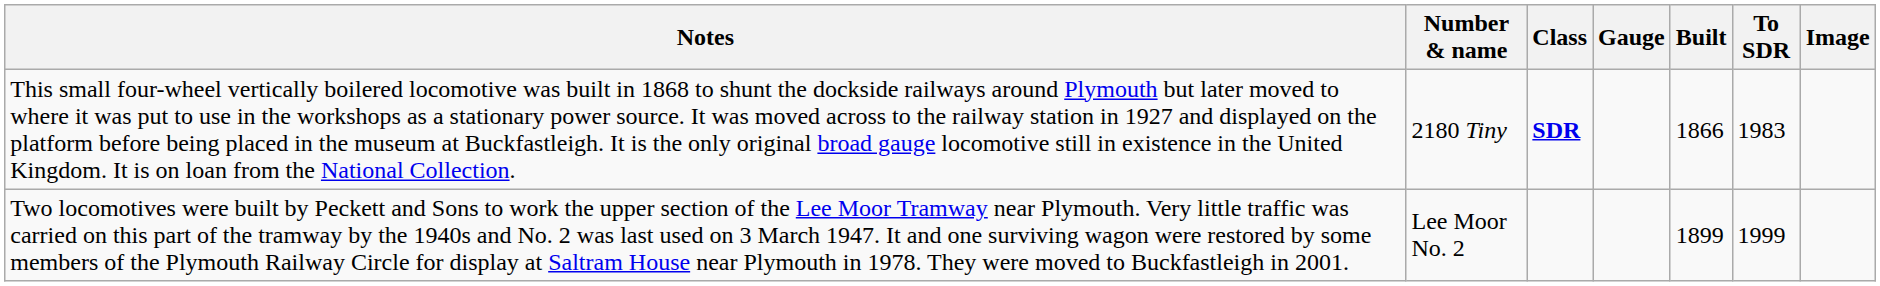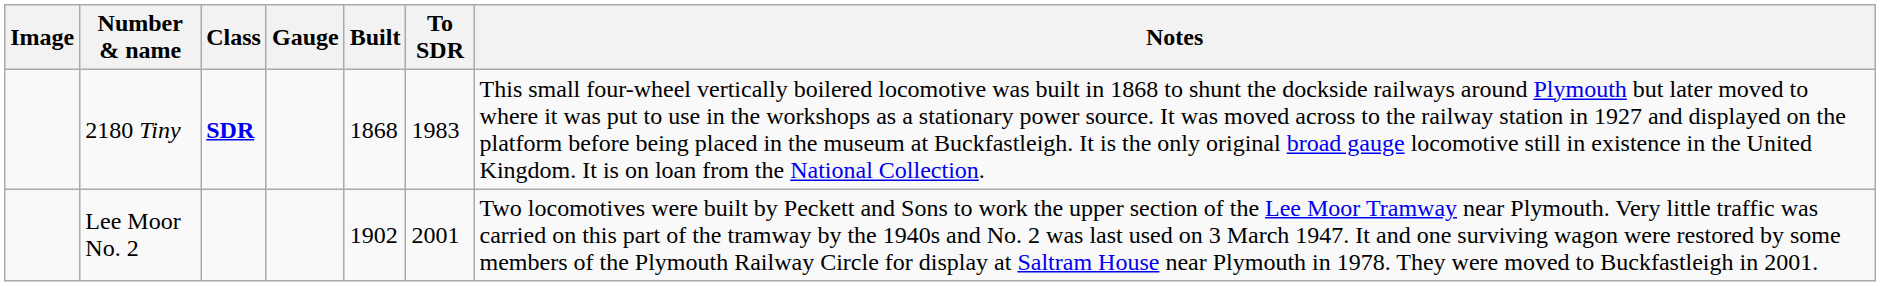columns swapped: (1838, 37) <-> (705, 37)
(1700, 129) 1866 -> (374, 129) 1868
(1700, 234) 1899 -> (374, 234) 1902
(1762, 234) 1999 -> (435, 234) 2001
